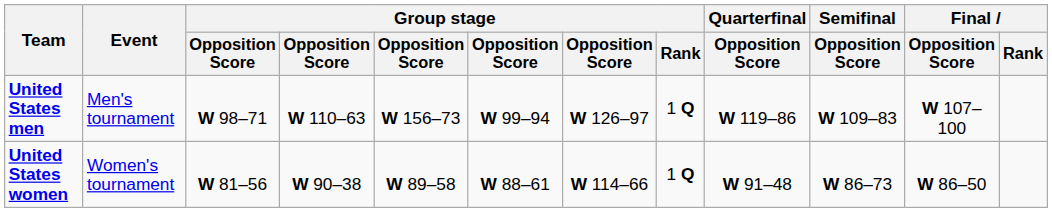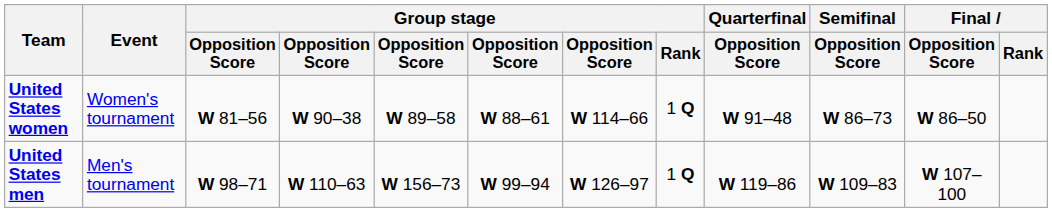rows swapped: (36, 109) <-> (38, 175)
